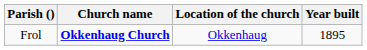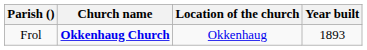(332, 34) 1895 -> (332, 34) 1893
